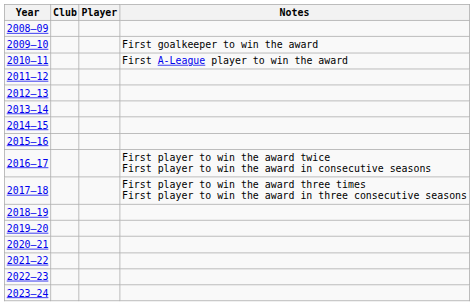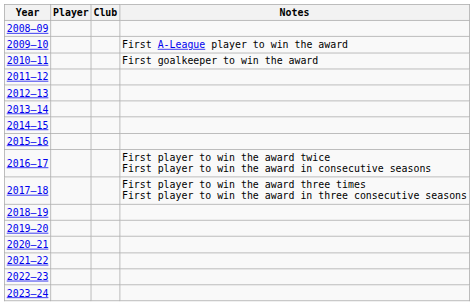columns swapped: (99, 12) <-> (65, 12)
(220, 45) First goalkeeper to win the award -> (235, 45) First A-League player to win the award
(235, 61) First A-League player to win the award -> (220, 61) First goalkeeper to win the award
